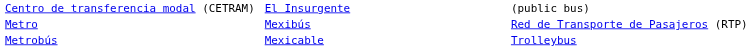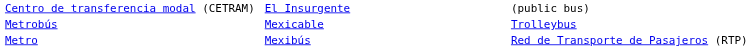rows swapped: (21, 24) <-> (31, 40)
